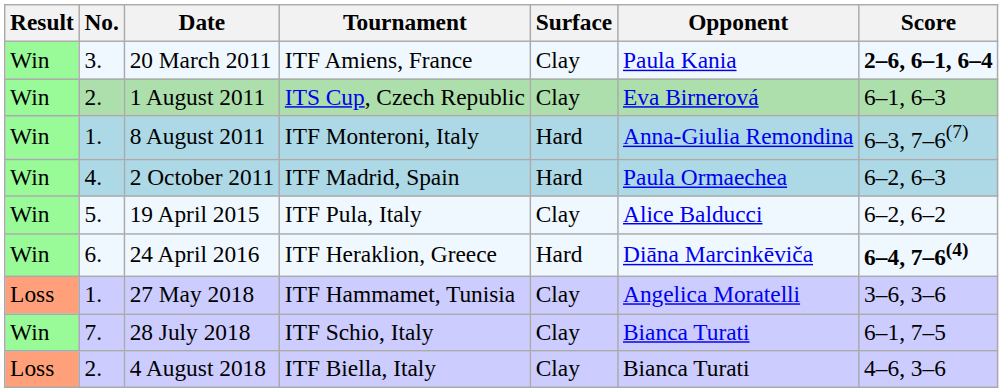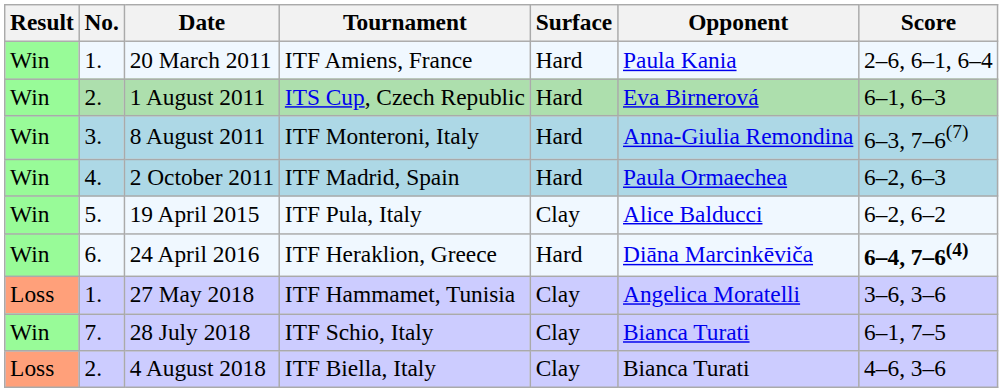(93, 60) 3. -> (93, 60) 1.
(558, 60) Clay -> (559, 60) Hard
(928, 60) bold -> (928, 60) normal
(558, 97) Clay -> (559, 97) Hard
(93, 137) 1. -> (93, 137) 3.
